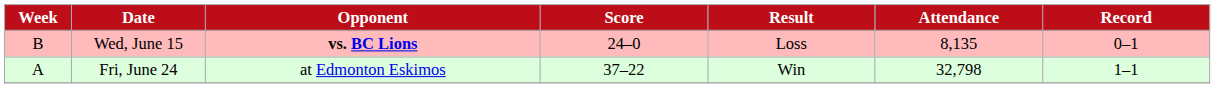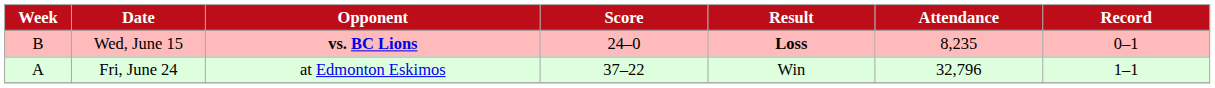(791, 43) normal -> (791, 43) bold
(959, 43) 8,135 -> (959, 43) 8,235
(959, 69) 32,798 -> (959, 69) 32,796
